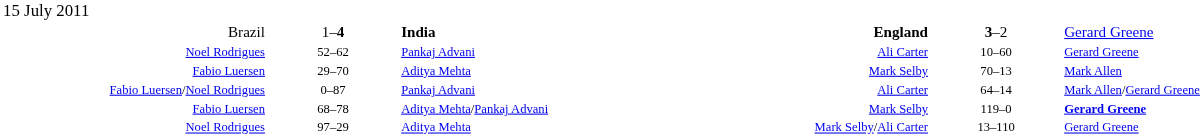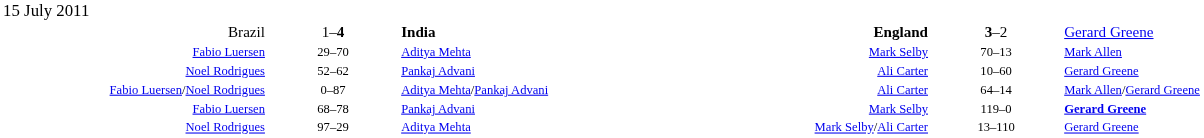rows swapped: (333, 71) <-> (333, 52)
(438, 89) Pankaj Advani -> (475, 89) Aditya Mehta/Pankaj Advani
(475, 108) Aditya Mehta/Pankaj Advani -> (438, 108) Pankaj Advani
